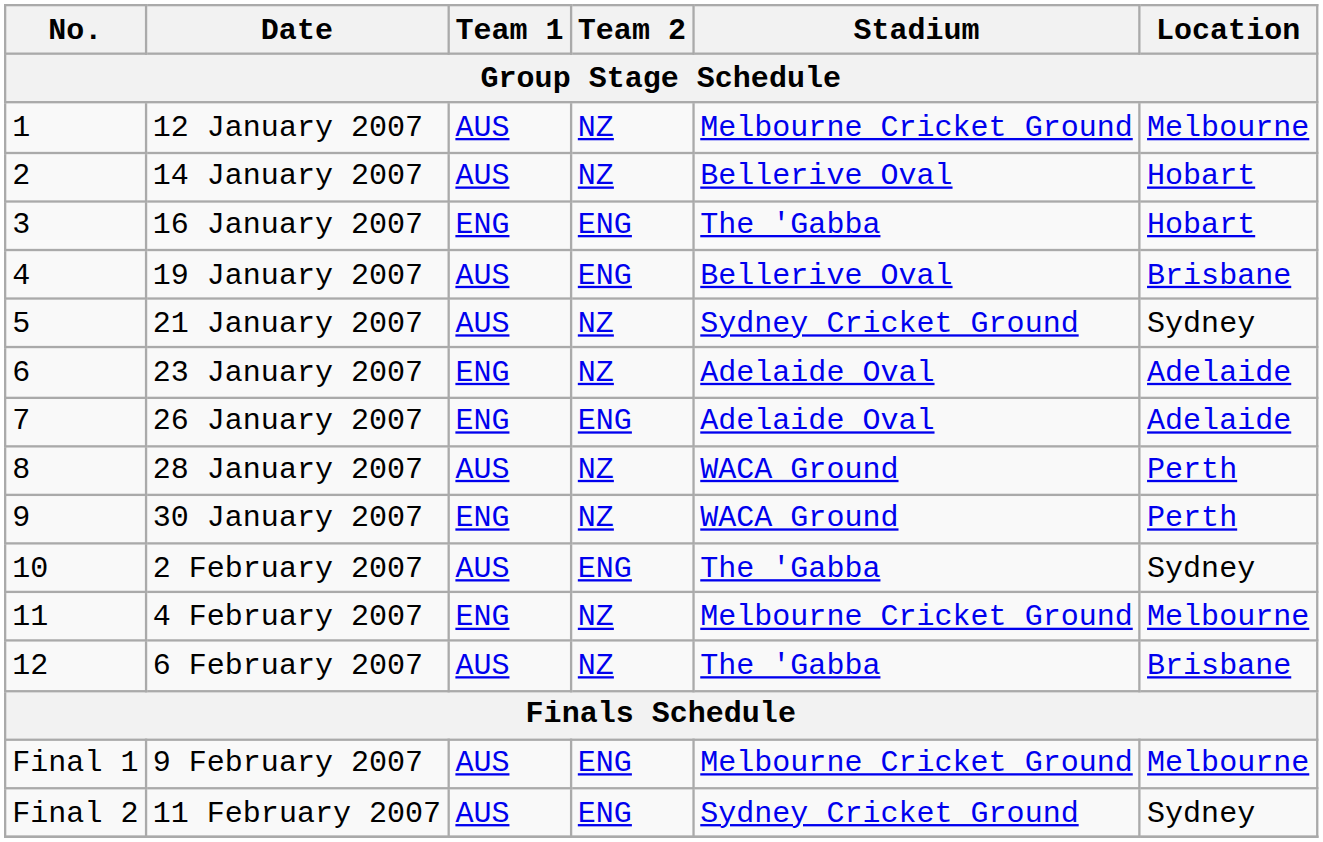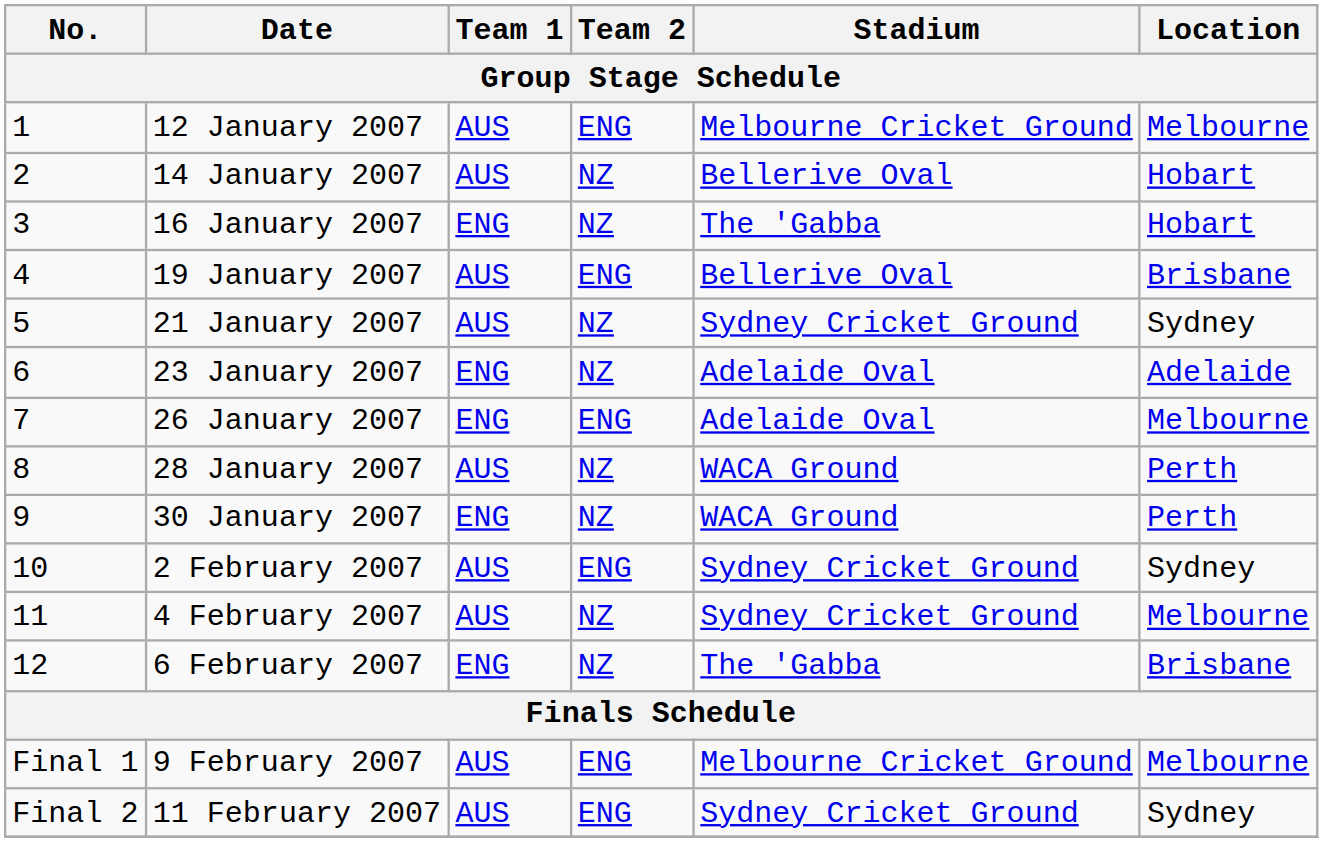(596, 128) NZ -> (605, 128) ENG
(605, 225) ENG -> (596, 225) NZ
(1219, 421) Adelaide -> (1228, 421) Melbourne
(790, 568) The 'Gabba -> (889, 568) Sydney Cricket Ground
(482, 617) ENG -> (482, 617) AUS
(917, 617) Melbourne Cricket Ground -> (889, 617) Sydney Cricket Ground
(482, 666) AUS -> (482, 666) ENG
